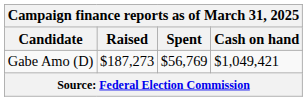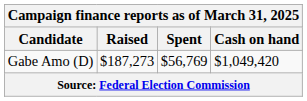(247, 61) $1,049,421 -> (247, 61) $1,049,420
